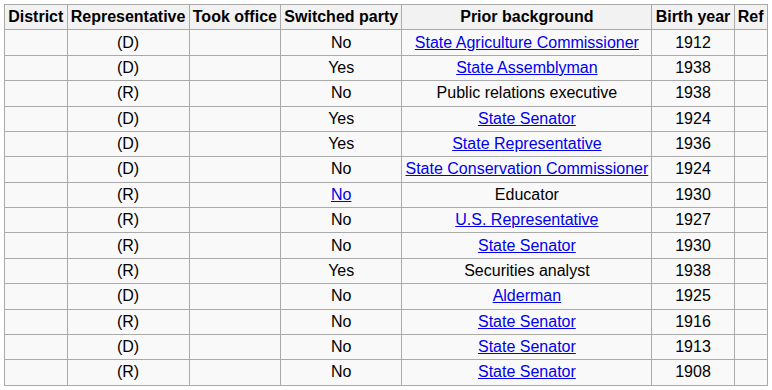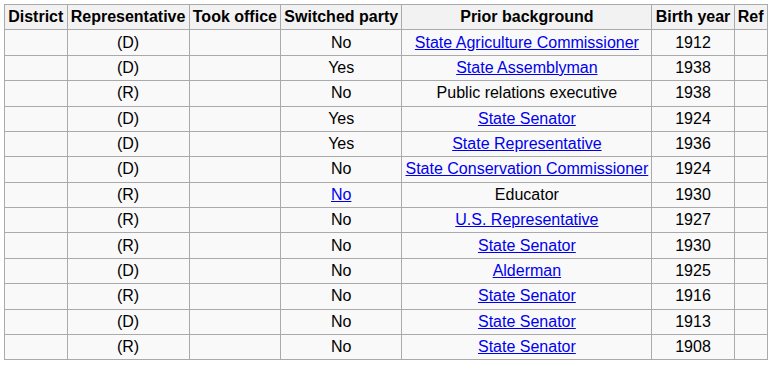- row: (128, 270)
